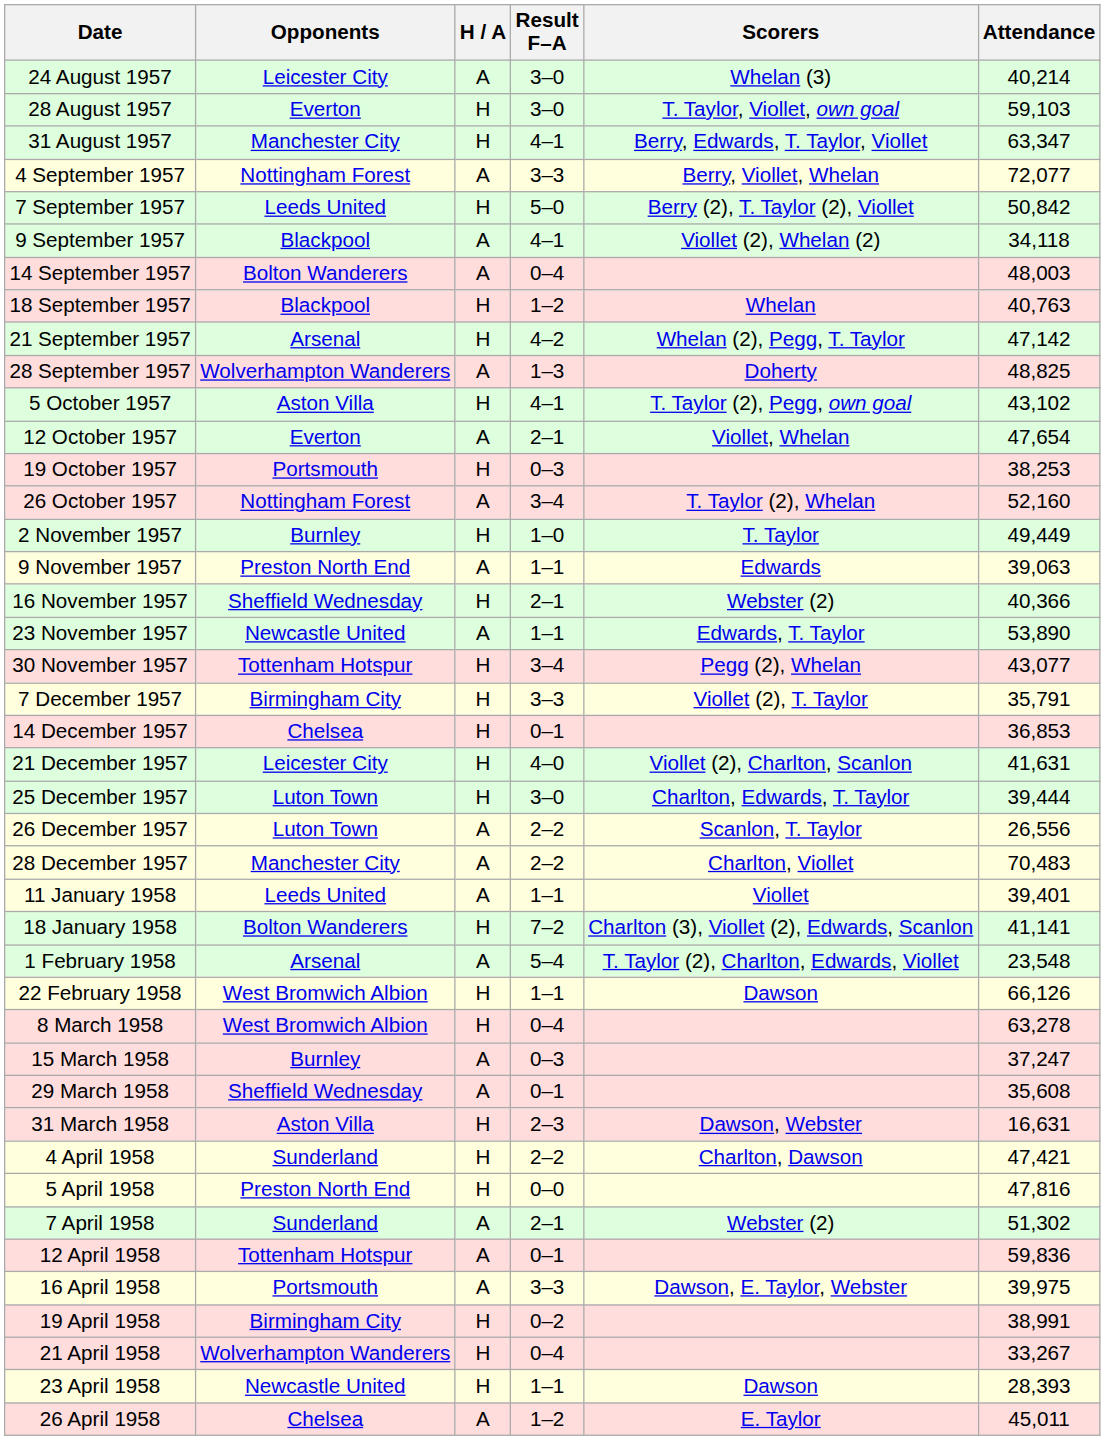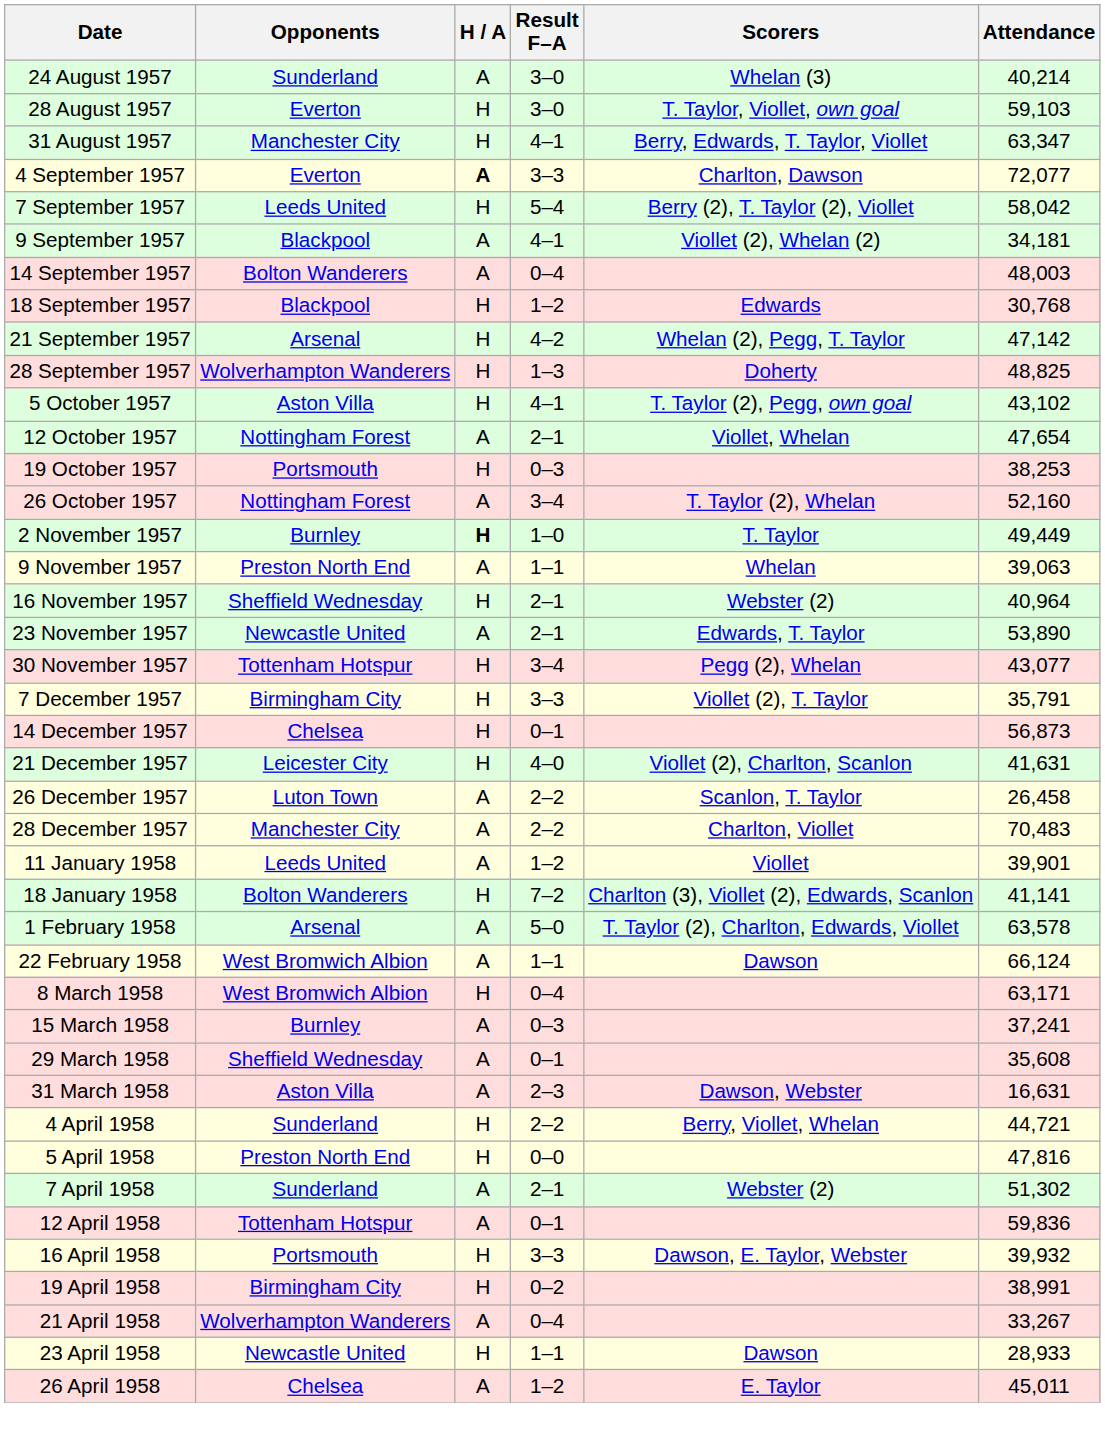(325, 76) Leicester City -> (325, 76) Sunderland
(325, 175) Nottingham Forest -> (325, 175) Everton
(483, 175) normal -> (483, 175) bold
(781, 175) Berry, Viollet, Whelan -> (781, 175) Charlton, Dawson
(547, 207) 5–0 -> (547, 207) 5–4
(1039, 207) 50,842 -> (1039, 207) 58,042
(1039, 240) 34,118 -> (1039, 240) 34,181
(781, 305) Whelan -> (781, 305) Edwards
(1039, 305) 40,763 -> (1039, 305) 30,768
(483, 371) A -> (483, 371) H
(325, 436) Everton -> (325, 436) Nottingham Forest
(483, 535) normal -> (483, 535) bold
(781, 567) Edwards -> (781, 567) Whelan
(1039, 600) 40,366 -> (1039, 600) 40,964
(547, 633) 1–1 -> (547, 633) 2–1
(1039, 731) 36,853 -> (1039, 731) 56,873
- row: (100, 796)
(1039, 829) 26,556 -> (1039, 796) 26,458
(547, 895) 1–1 -> (547, 862) 1–2
(1039, 895) 39,401 -> (1039, 862) 39,901
(547, 960) 5–4 -> (547, 927) 5–0
(1039, 960) 23,548 -> (1039, 927) 63,578
(483, 993) H -> (483, 960) A
(1039, 993) 66,126 -> (1039, 960) 66,124
(1039, 1026) 63,278 -> (1039, 993) 63,171
(1039, 1058) 37,247 -> (1039, 1026) 37,241
(483, 1124) H -> (483, 1091) A
(781, 1157) Charlton, Dawson -> (781, 1124) Berry, Viollet, Whelan
(1039, 1157) 47,421 -> (1039, 1124) 44,721
(483, 1287) A -> (483, 1255) H
(1039, 1287) 39,975 -> (1039, 1255) 39,932
(483, 1353) H -> (483, 1320) A
(1039, 1386) 28,393 -> (1039, 1353) 28,933
